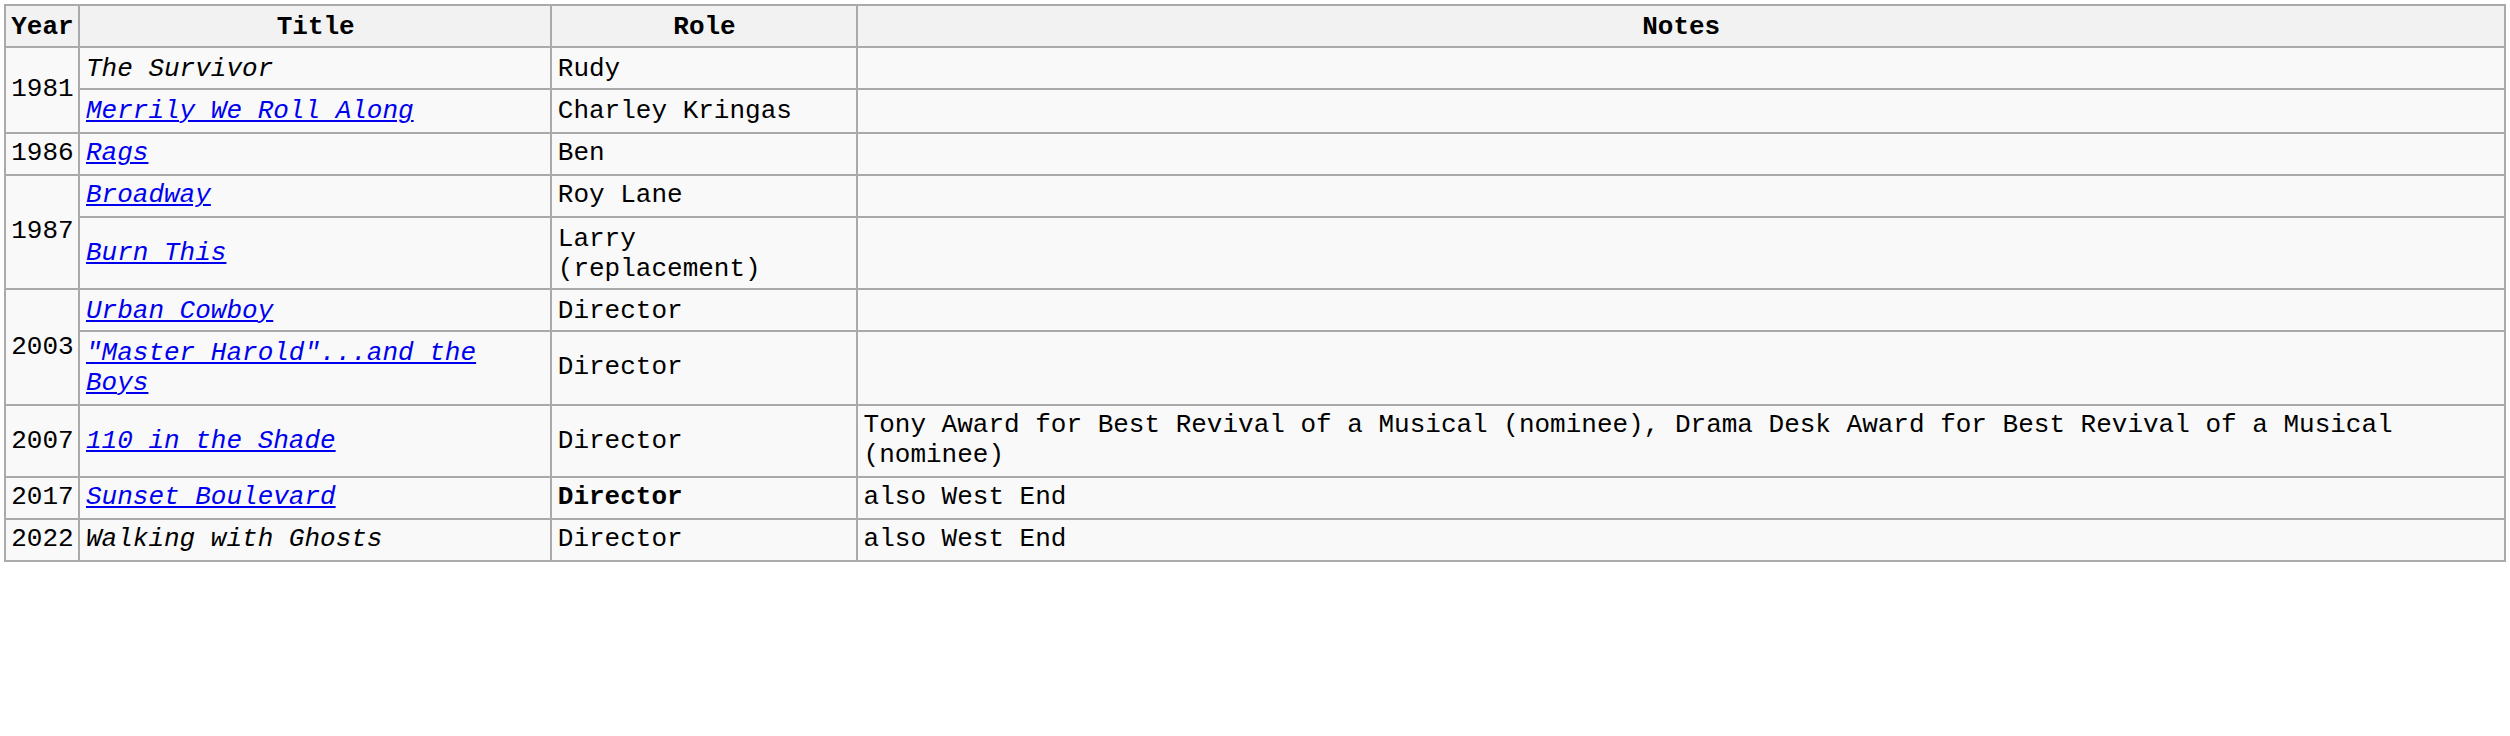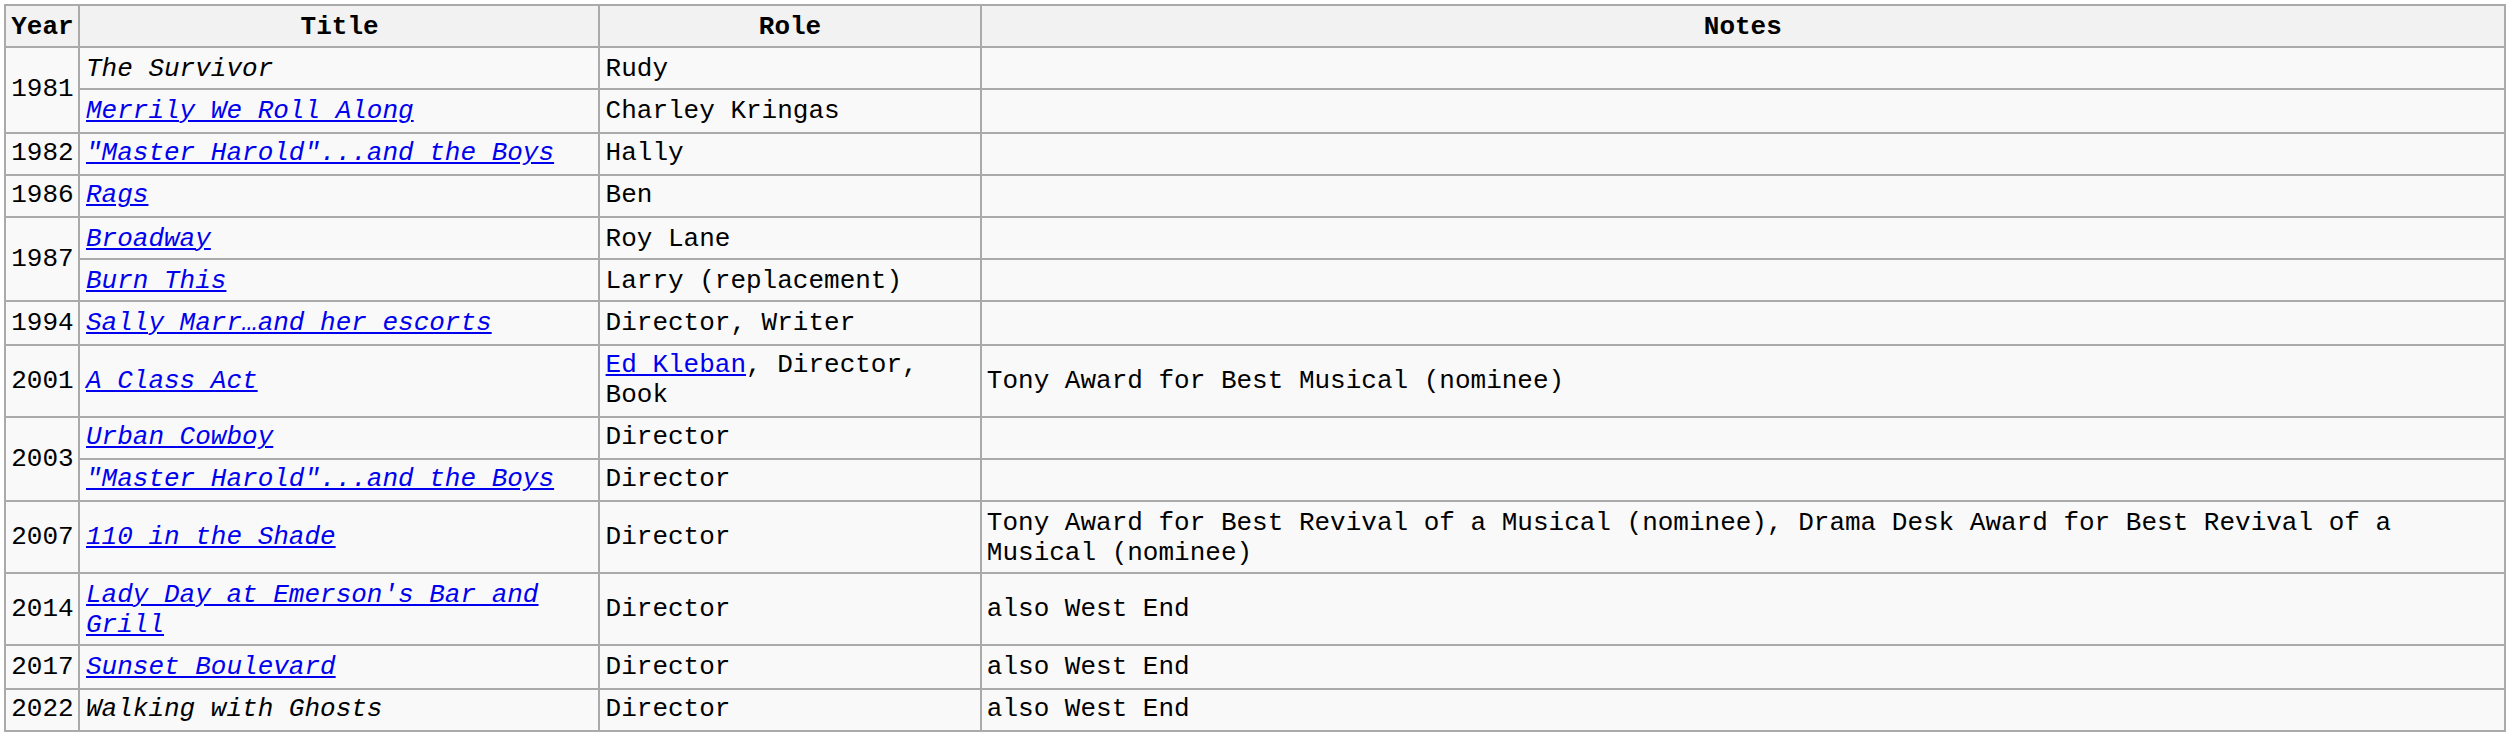+ row: (42, 153)
+ row: (42, 323)
+ row: (42, 380)
+ row: (42, 610)
(620, 498) bold -> (668, 667) normal
